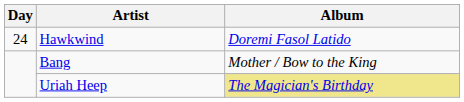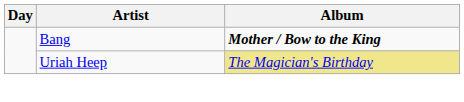- row: (72, 39)
(303, 62) normal -> (305, 39) bold
